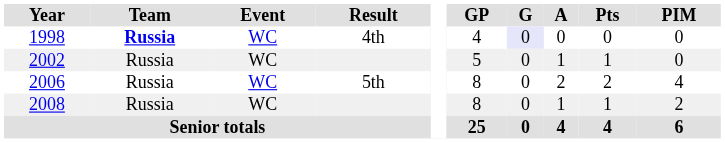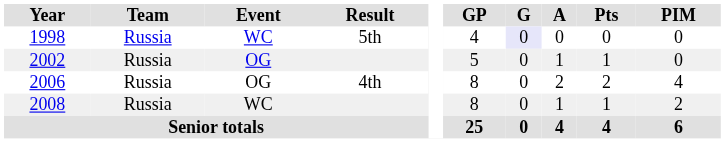(150, 37) bold -> (148, 37) normal
(373, 37) 4th -> (370, 37) 5th
(263, 59) WC -> (258, 59) OG
(263, 82) WC -> (258, 82) OG
(373, 82) 5th -> (370, 82) 4th
